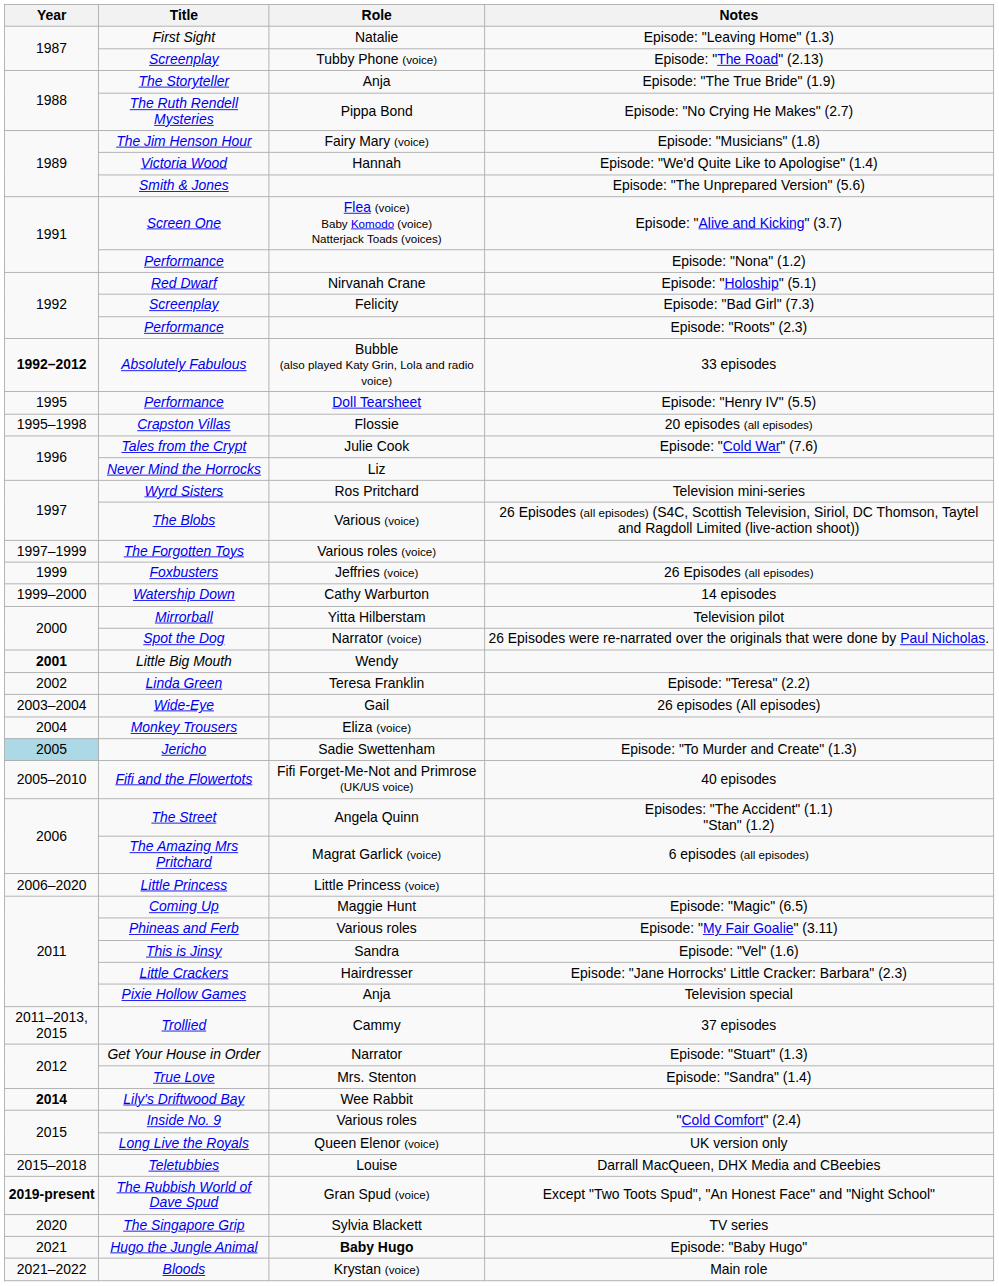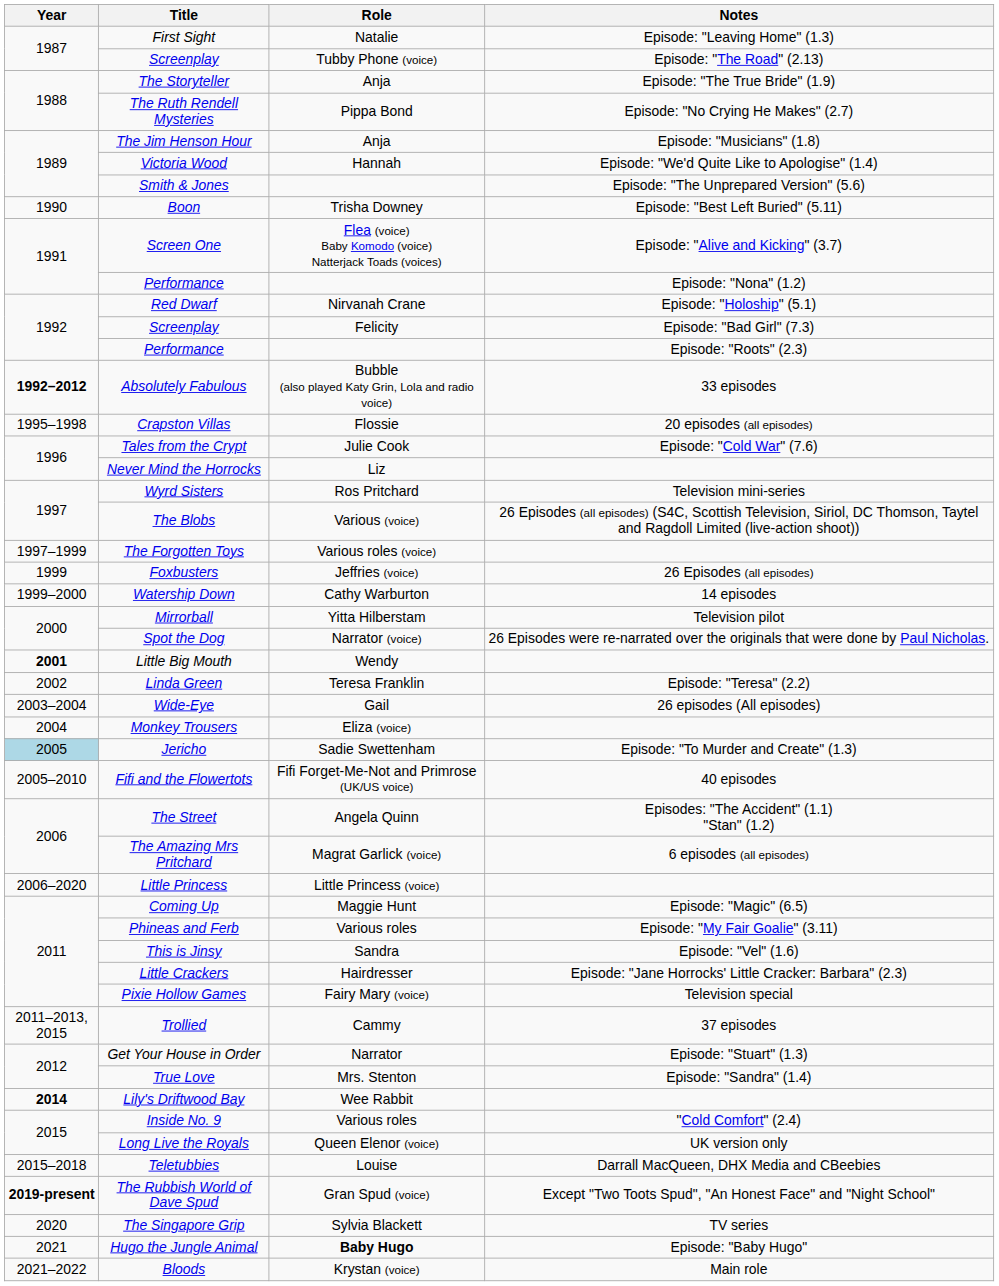(377, 141) Fairy Mary (voice) -> (377, 141) Anja
+ row: (184, 207)
- row: (184, 402)
(377, 995) Anja -> (377, 995) Fairy Mary (voice)
